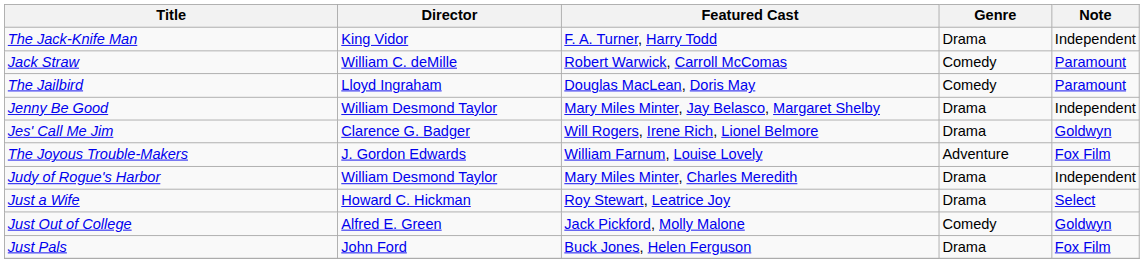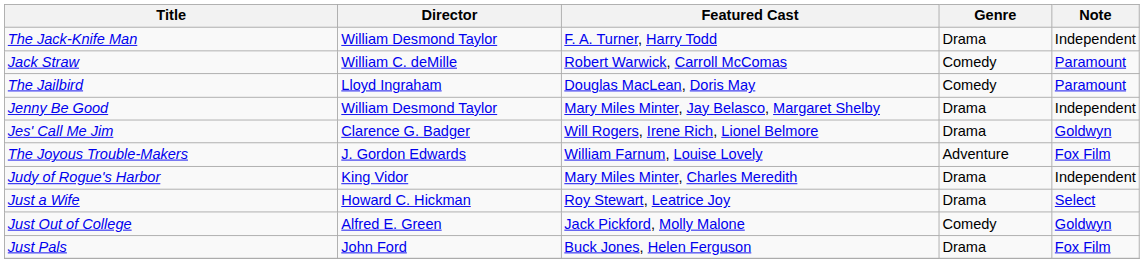(375, 39) King Vidor -> (419, 39) William Desmond Taylor
(419, 177) William Desmond Taylor -> (375, 177) King Vidor
